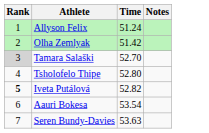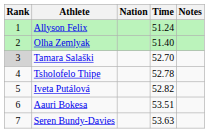+ column: (133, 12)
(130, 43) 51.42 -> (163, 43) 51.40
(130, 74) 52.80 -> (163, 74) 52.78
(18, 89) bold -> (18, 89) normal
(130, 105) 53.54 -> (163, 105) 53.51
